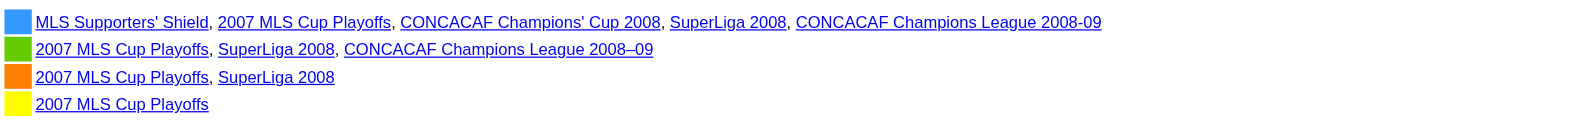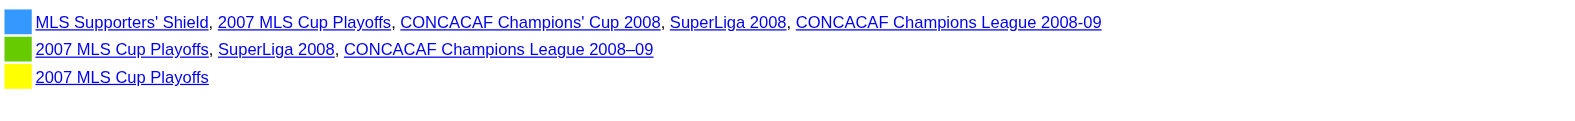- row: (185, 77)
